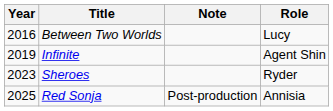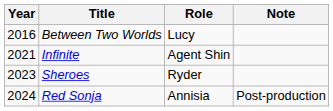columns swapped: (294, 14) <-> (212, 14)
(22, 55) 2019 -> (22, 55) 2021
(22, 95) 2025 -> (22, 95) 2024
